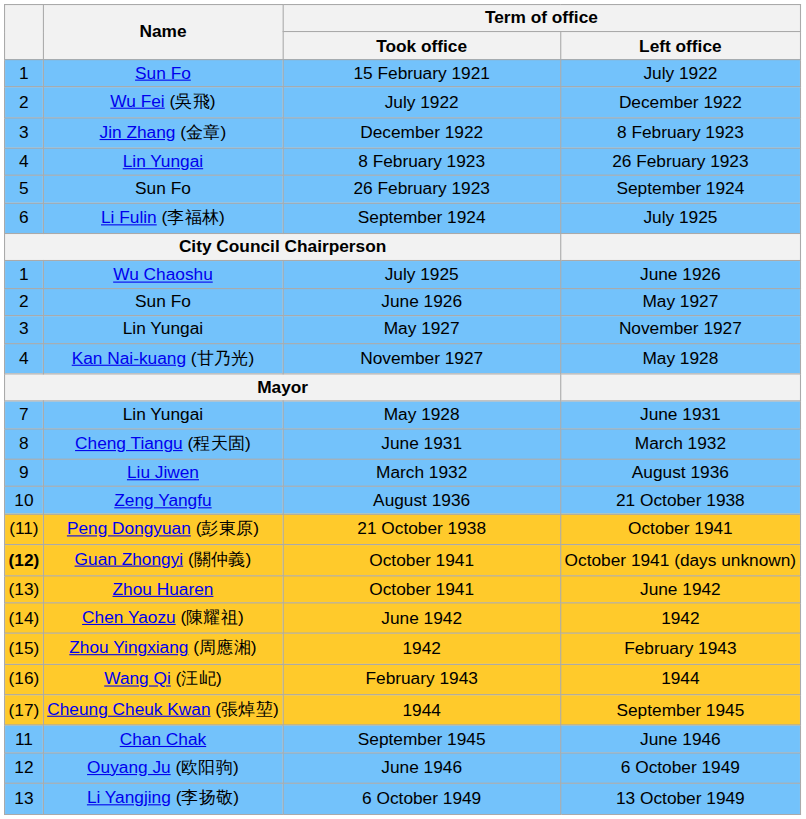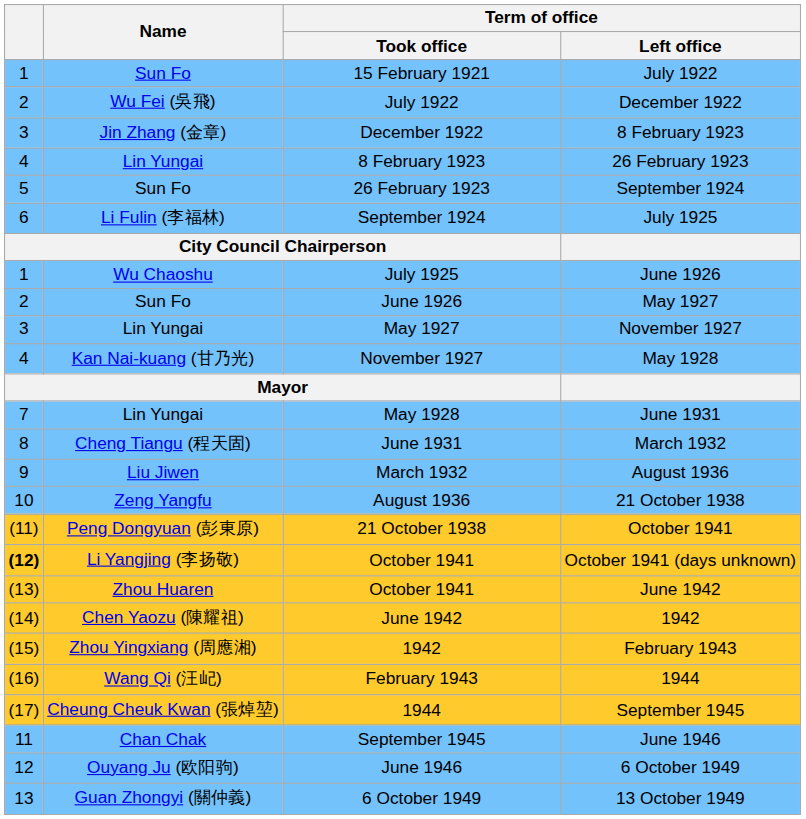(163, 559) Guan Zhongyi (關仲義) -> (163, 559) Li Yangjing (李扬敬)
(163, 798) Li Yangjing (李扬敬) -> (163, 798) Guan Zhongyi (關仲義)
